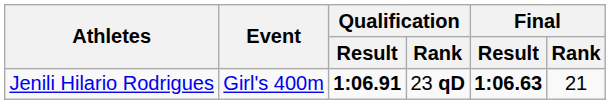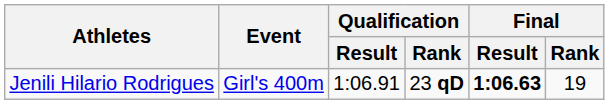(367, 84) bold -> (367, 84) normal
(576, 84) 21 -> (575, 84) 19
